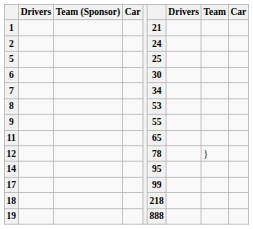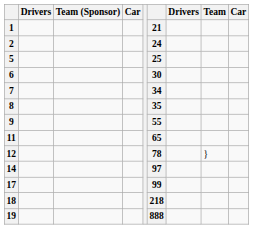(157, 106) 53 -> (157, 106) 35
(157, 169) 95 -> (157, 169) 97
